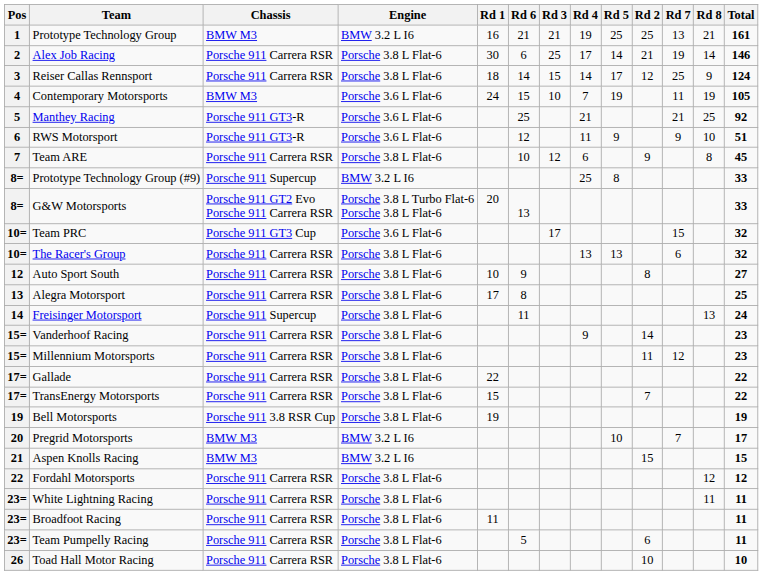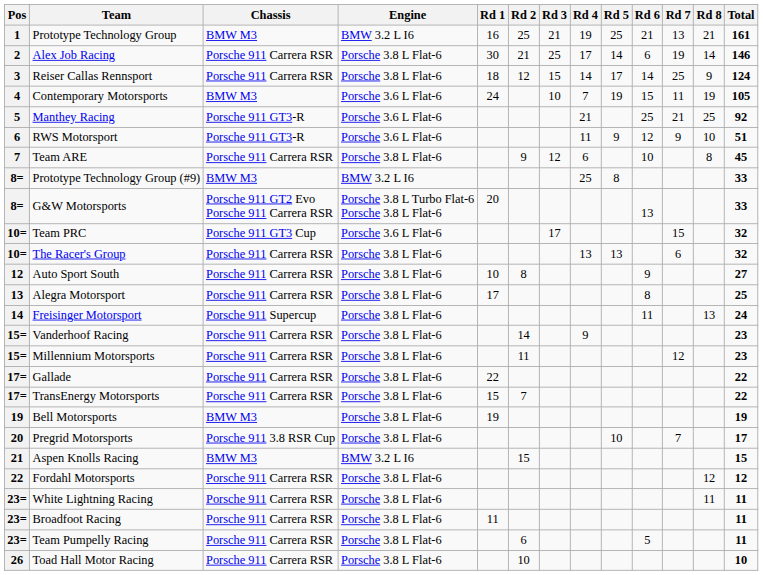columns swapped: (647, 15) <-> (524, 15)
(261, 178) Porsche 911 Supercup -> (232, 178) BMW M3
(271, 417) Porsche 911 3.8 RSR Cup -> (232, 417) BMW M3
(232, 438) BMW M3 -> (271, 438) Porsche 911 3.8 RSR Cup
(377, 438) BMW 3.2 L I6 -> (391, 438) Porsche 3.8 L Flat-6
